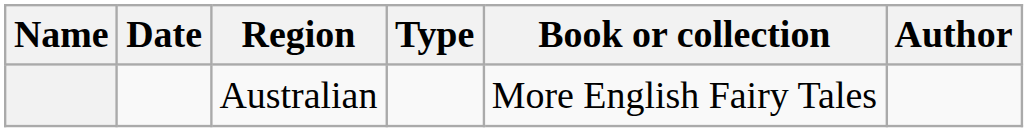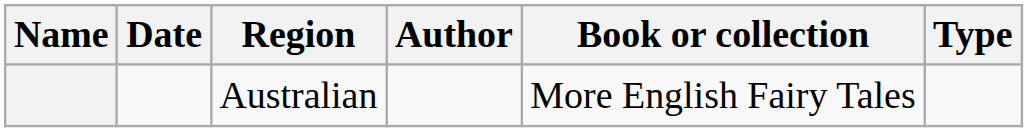columns swapped: (953, 34) <-> (435, 34)
